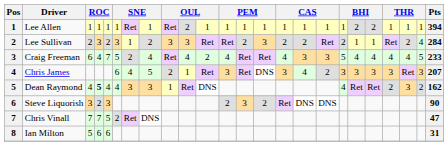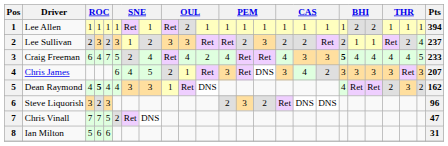(435, 42) 284 -> (435, 42) 237
(343, 57) normal -> (343, 57) bold
(435, 103) 90 -> (435, 103) 96
